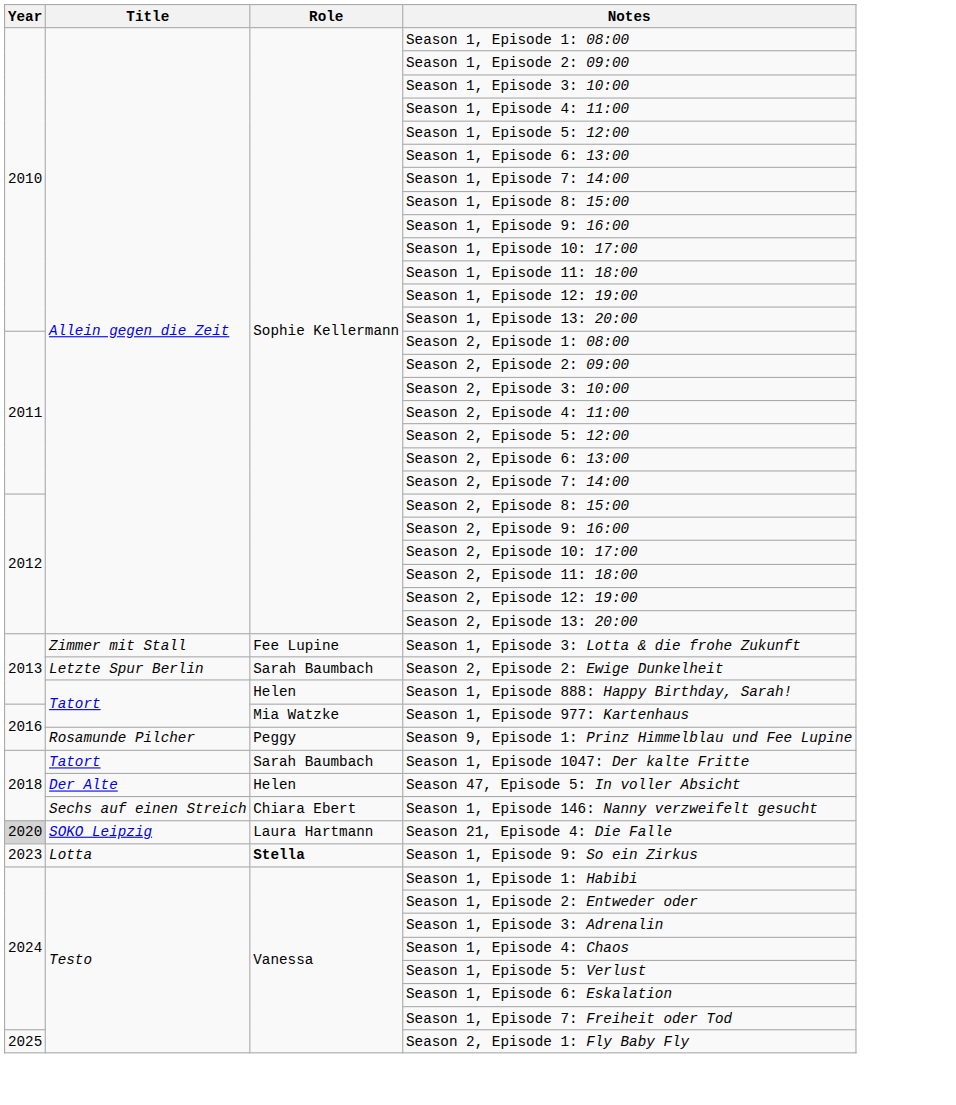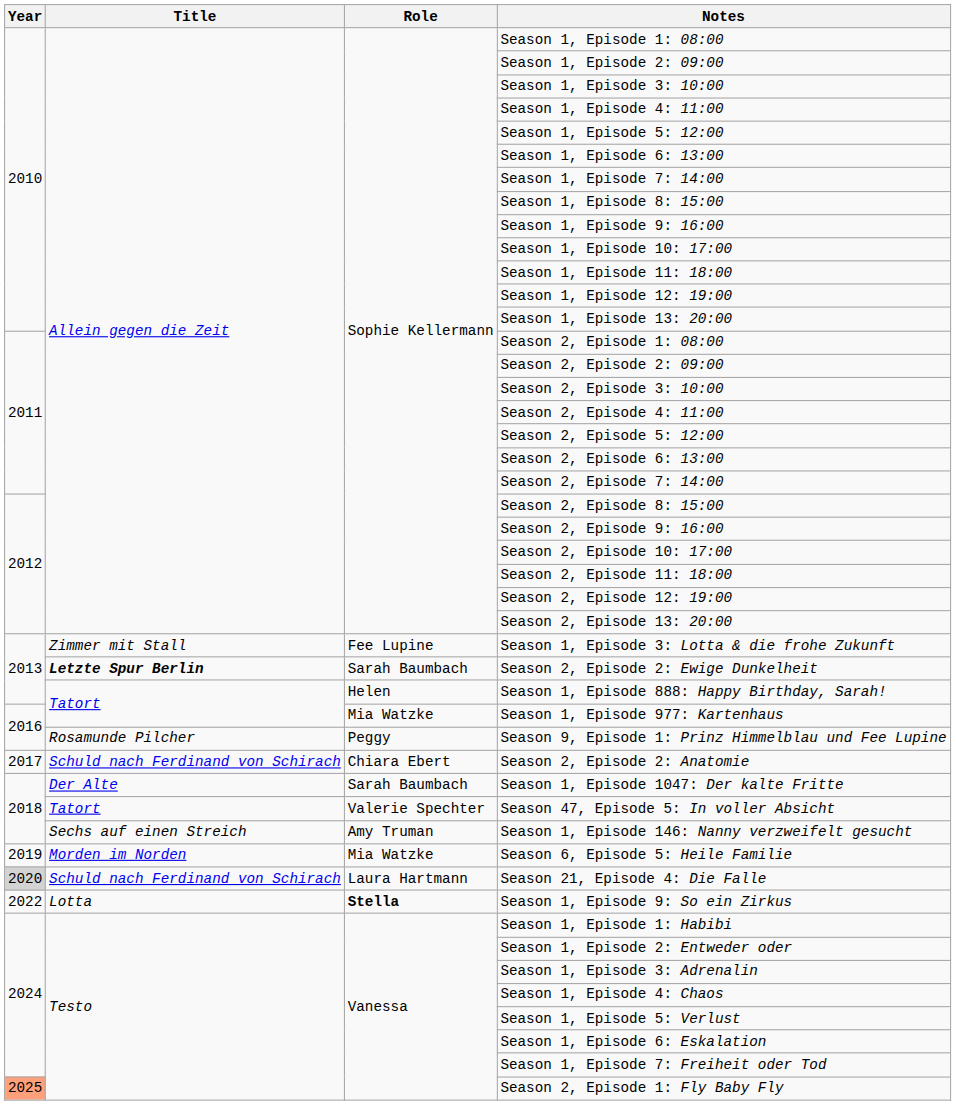(126, 669) normal -> (126, 669) bold
+ row: (625, 762)
(75, 762) Tatort -> (83, 785) Der Alte
(83, 785) Der Alte -> (75, 809) Tatort
(275, 785) Helen -> (416, 809) Valerie Spechter
(305, 809) Chiara Ebert -> (391, 832) Amy Truman
+ row: (646, 855)
(101, 832) SOKO Leipzig -> (195, 879) Schuld nach Ferdinand von Schirach
(25, 855) 2023 -> (25, 902) 2022
(25, 1042) no background -> (25, 1088) lightsalmon background
